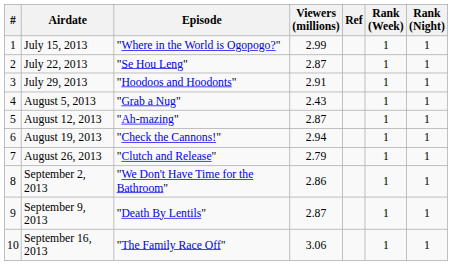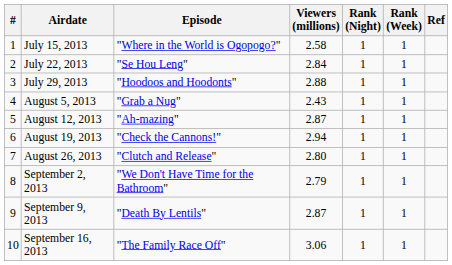columns swapped: (427, 20) <-> (354, 20)
(316, 45) 2.99 -> (316, 45) 2.58
(316, 63) 2.87 -> (316, 63) 2.84
(316, 82) 2.91 -> (316, 82) 2.88
(316, 156) 2.79 -> (316, 156) 2.80
(316, 181) 2.86 -> (316, 181) 2.79
